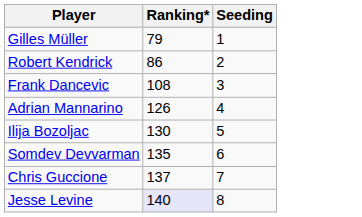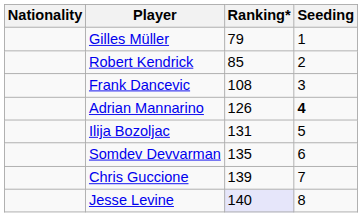+ column: (45, 16)
(155, 62) 86 -> (236, 62) 85
(220, 108) normal -> (301, 108) bold
(159, 131) 130 -> (240, 131) 131
(159, 177) 137 -> (240, 177) 139
